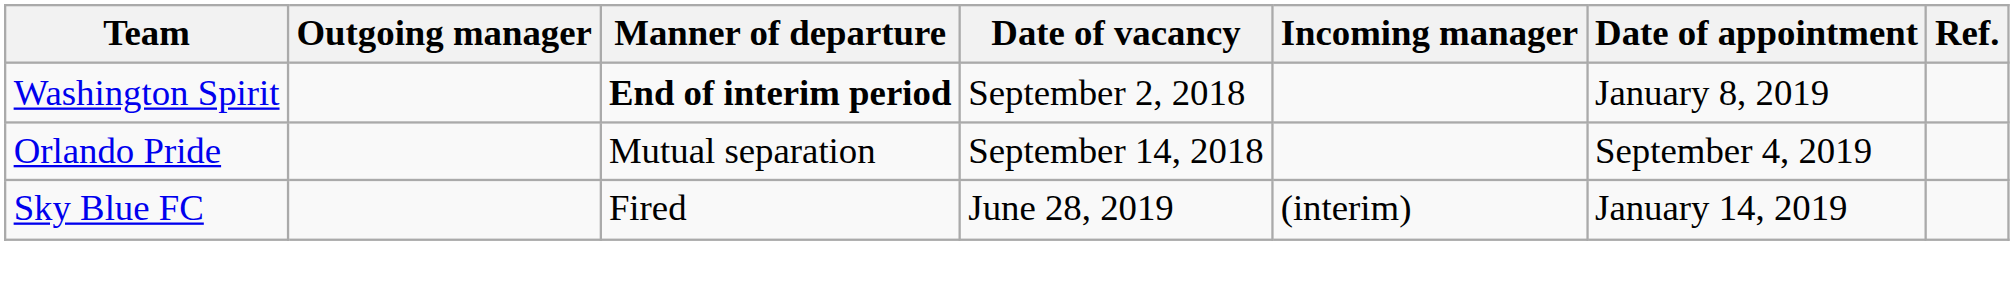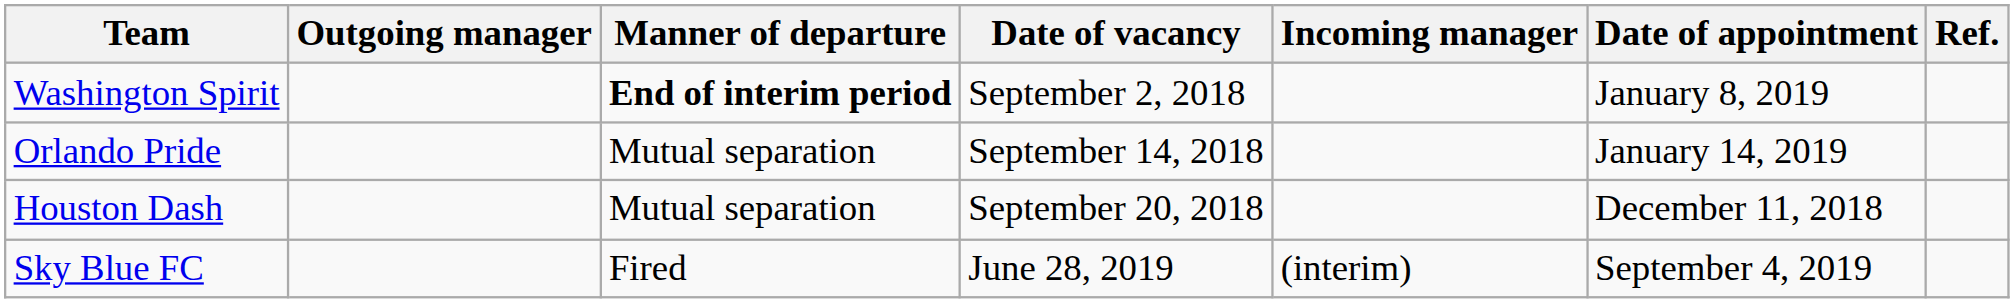(1734, 150) September 4, 2019 -> (1721, 150) January 14, 2019
+ row: (118, 208)
(1721, 208) January 14, 2019 -> (1734, 267) September 4, 2019
